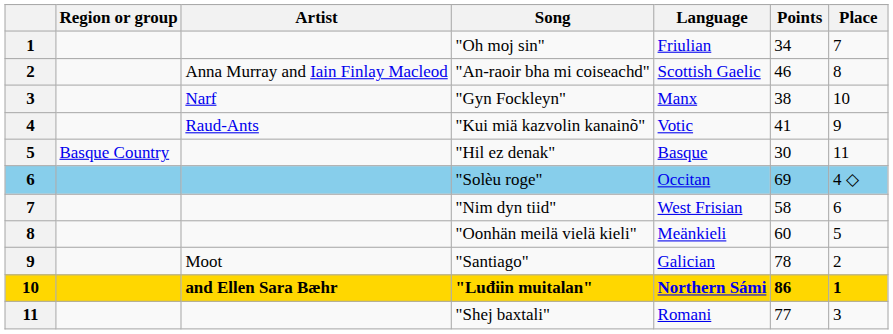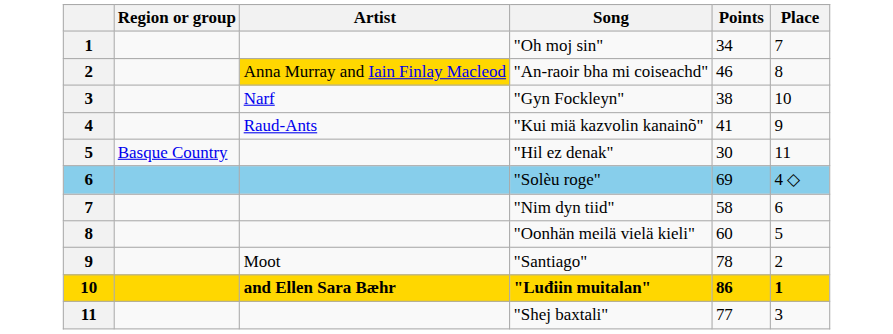- column: (712, 17)
(317, 71) no background -> (375, 71) gold background
